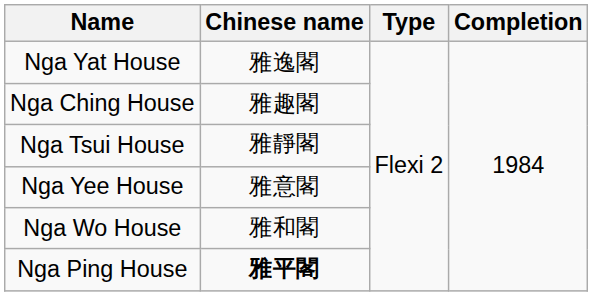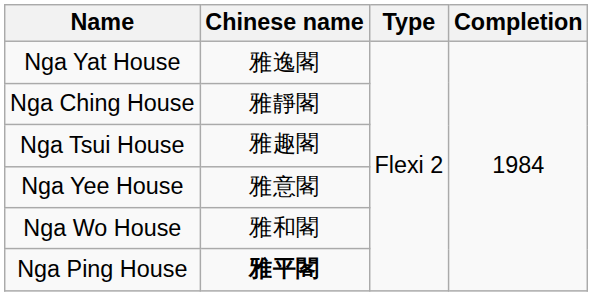(284, 102) 雅趣閣 -> (284, 102) 雅靜閣
(284, 144) 雅靜閣 -> (284, 144) 雅趣閣
